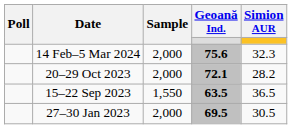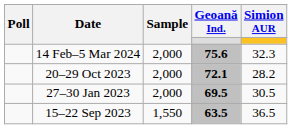rows swapped: (88, 93) <-> (88, 113)
